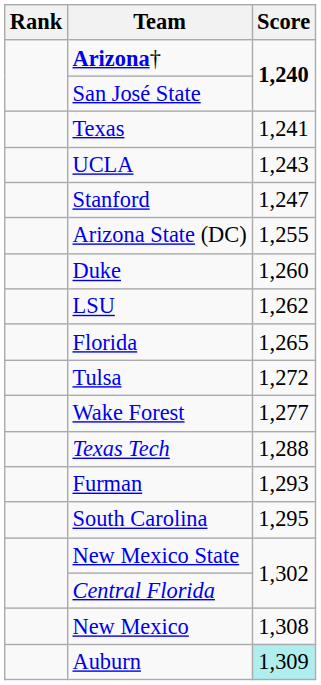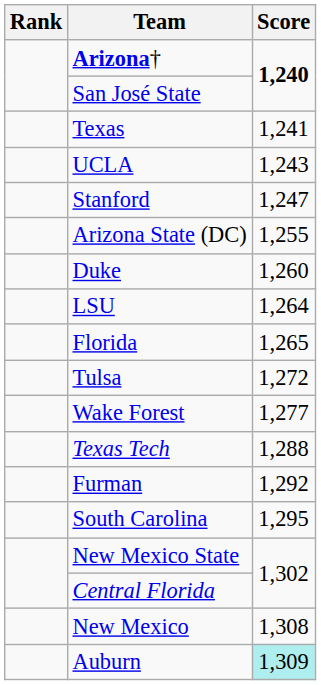(284, 306) 1,262 -> (284, 306) 1,264
(284, 484) 1,293 -> (284, 484) 1,292
